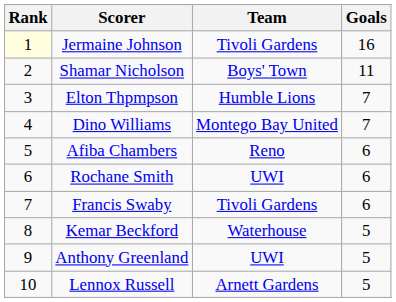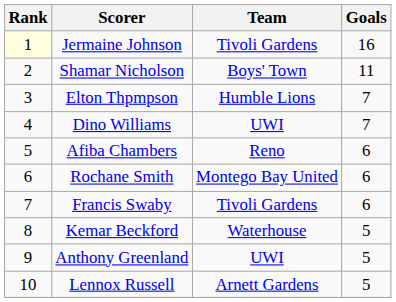(267, 124) Montego Bay United -> (267, 124) UWI
(267, 177) UWI -> (267, 177) Montego Bay United
